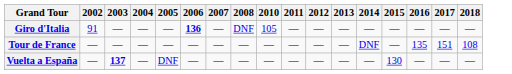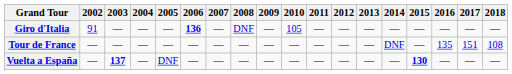+ column: (269, 12)
(394, 61) normal -> (419, 61) bold
